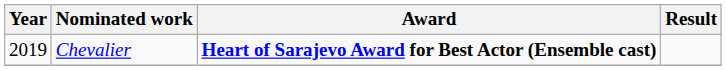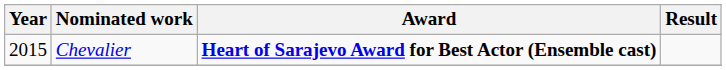(28, 49) 2019 -> (28, 49) 2015
